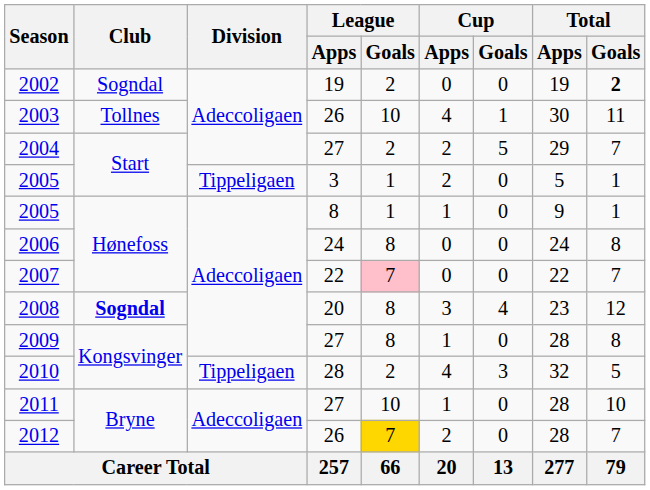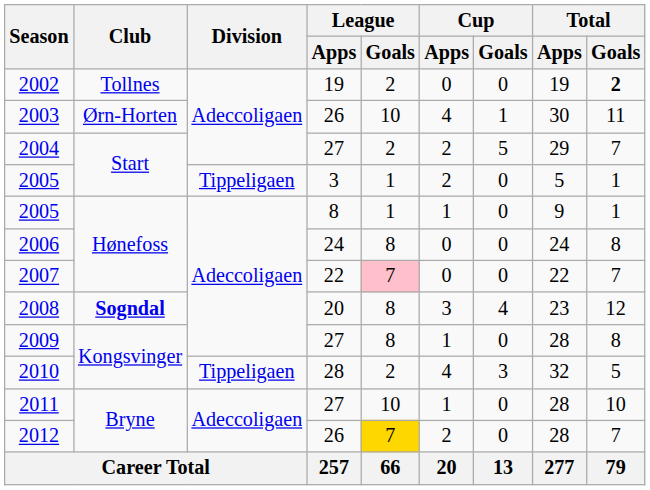(130, 84) Sogndal -> (130, 84) Tollnes
(130, 116) Tollnes -> (130, 116) Ørn-Horten
